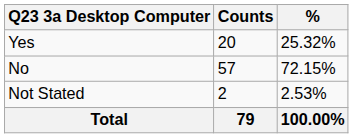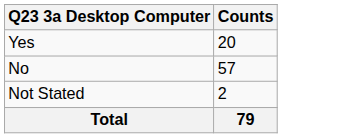- column: (313, 17)
